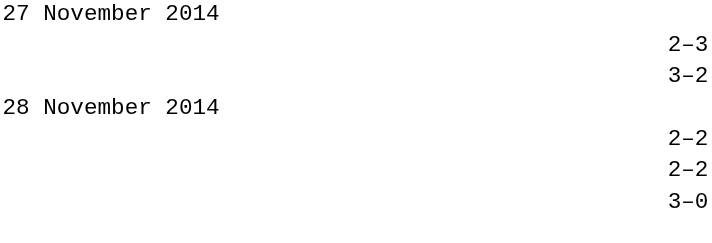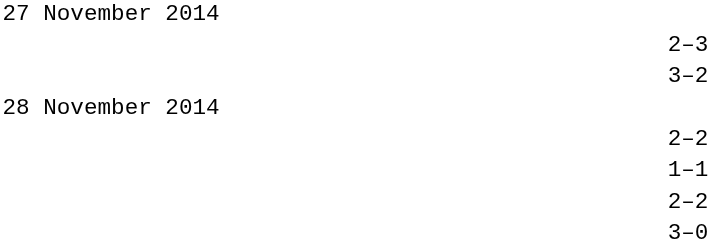+ row: (286, 170)
